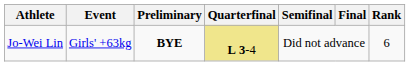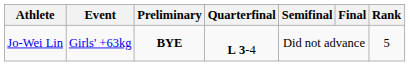(242, 50) khaki background -> (242, 50) no background
(387, 43) 6 -> (387, 43) 5
